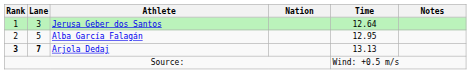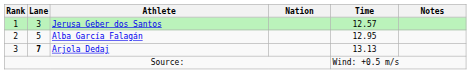(365, 24) 12.64 -> (365, 24) 12.57
(16, 50) bold -> (16, 50) normal
